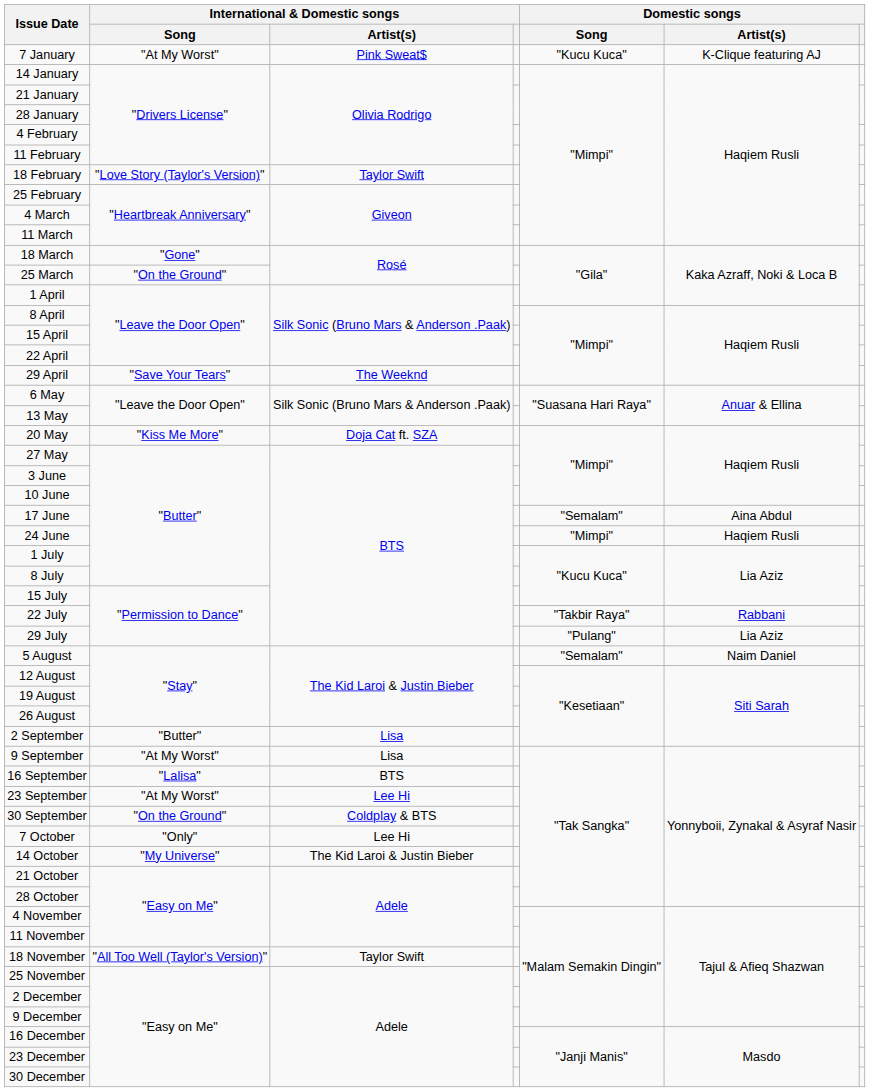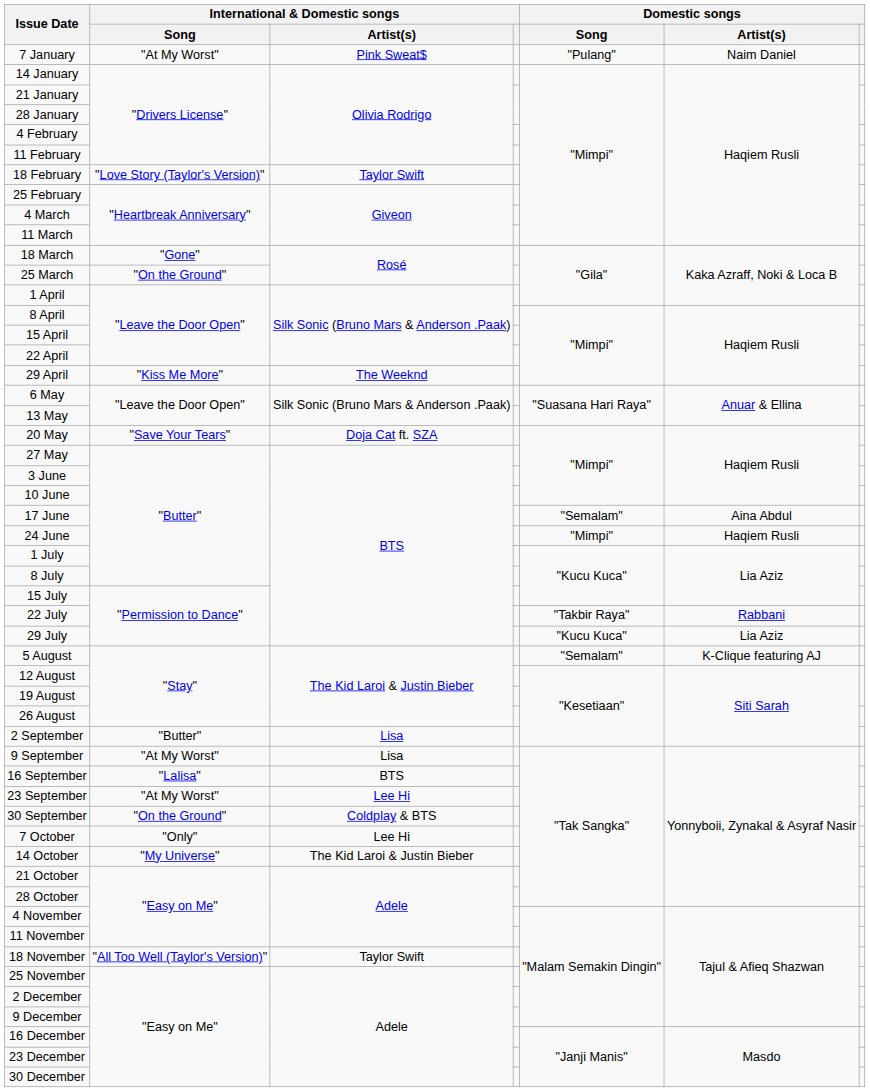(592, 54) "Kucu Kuca" -> (592, 54) "Pulang"
(762, 54) K-Clique featuring AJ -> (762, 54) Naim Daniel
(180, 375) "Save Your Tears" -> (180, 375) "Kiss Me More"
(180, 435) "Kiss Me More" -> (180, 435) "Save Your Tears"
(592, 635) "Pulang" -> (592, 635) "Kucu Kuca"
(762, 656) Naim Daniel -> (762, 656) K-Clique featuring AJ
